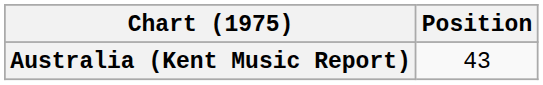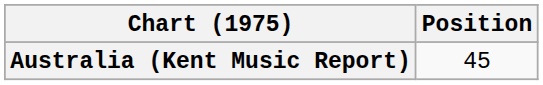(477, 61) 43 -> (477, 61) 45
